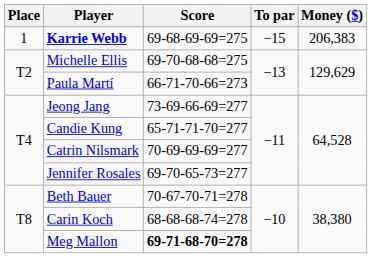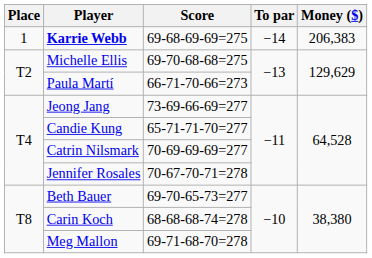(274, 38) −15 -> (274, 38) −14
(197, 173) 69-70-65-73=277 -> (197, 173) 70-67-70-71=278
(197, 196) 70-67-70-71=278 -> (197, 196) 69-70-65-73=277
(197, 241) bold -> (197, 241) normal
